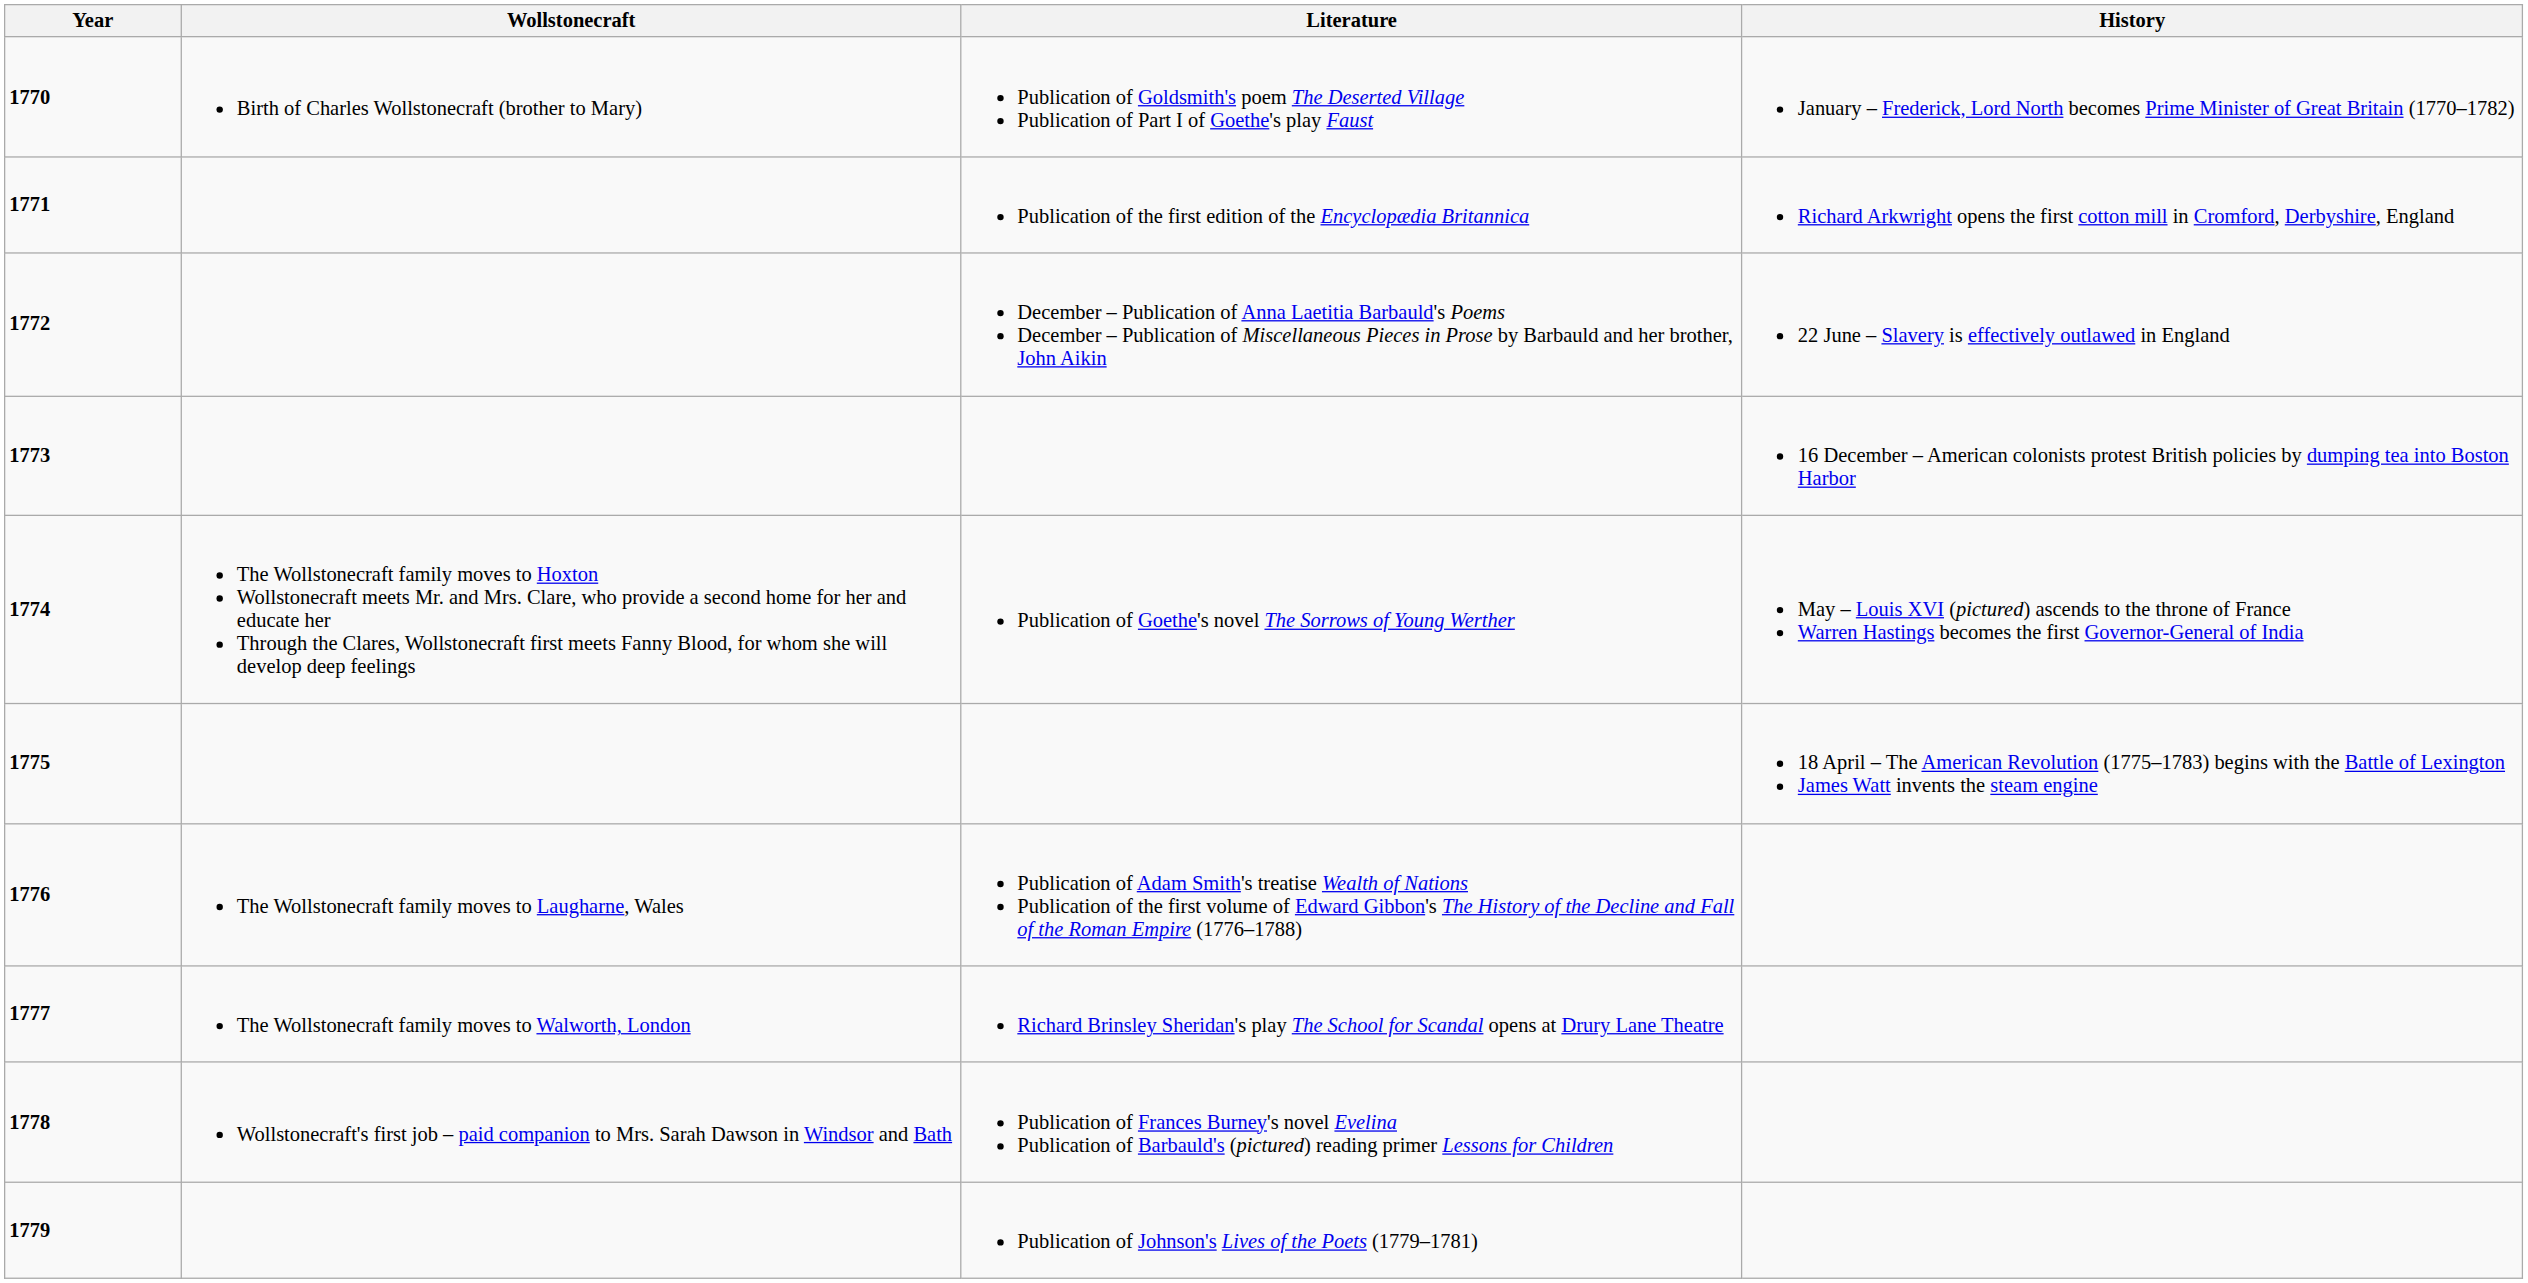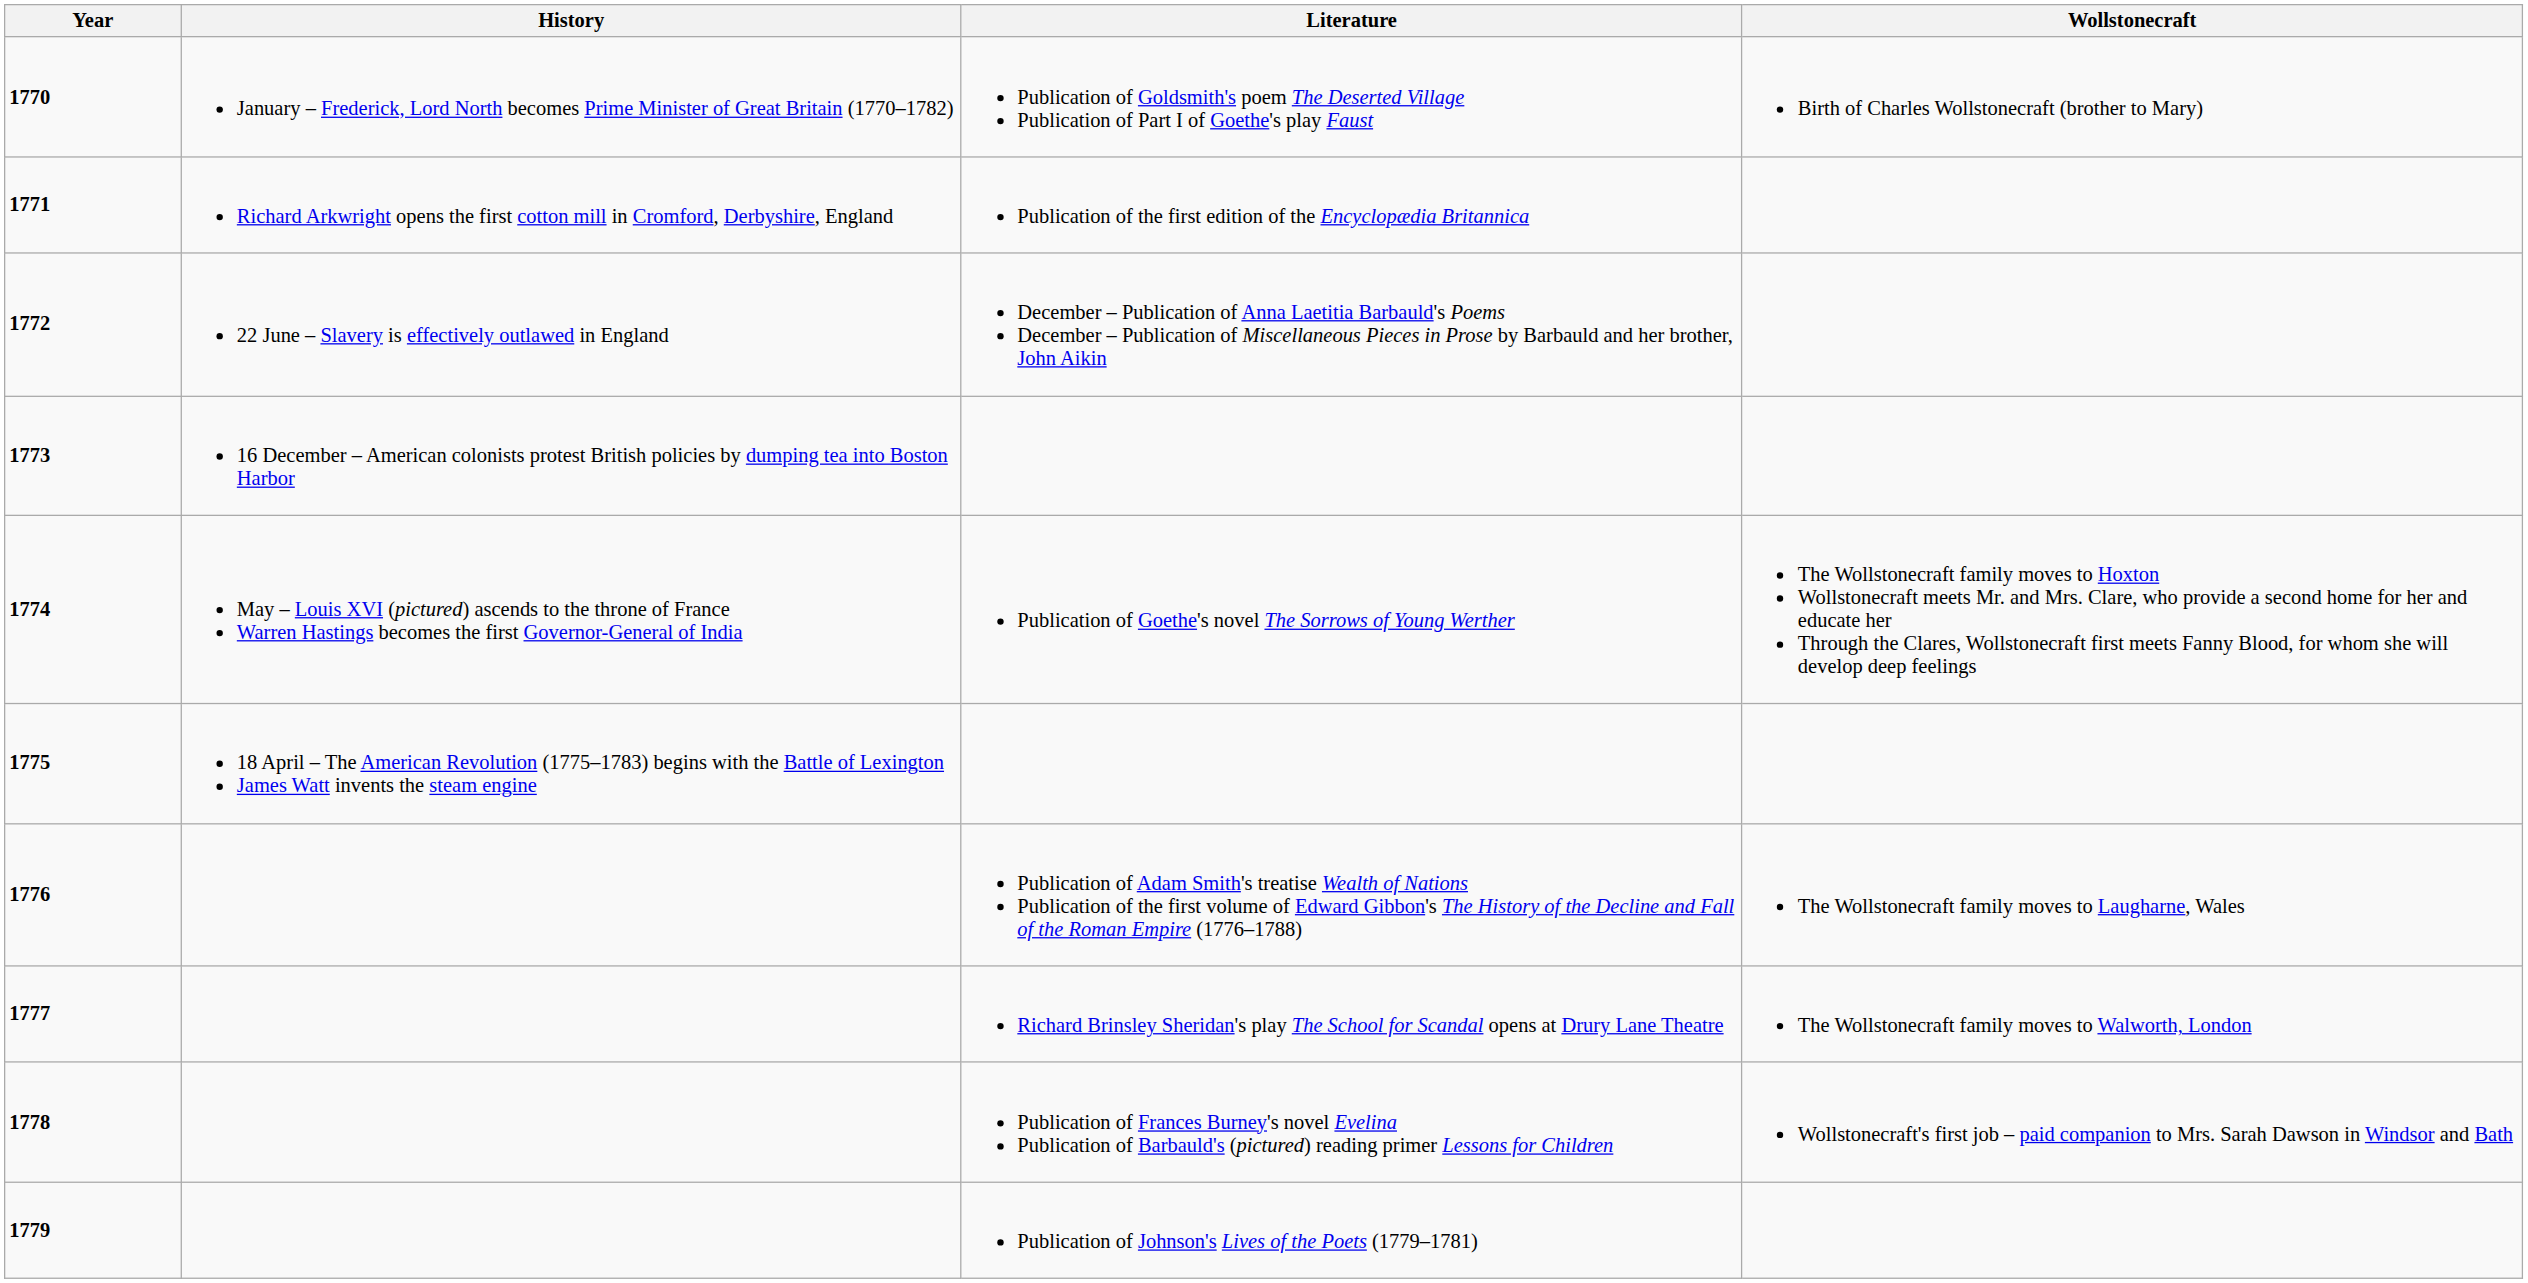columns swapped: (571, 20) <-> (2132, 20)
